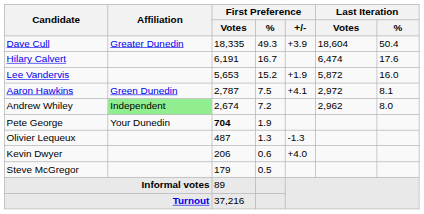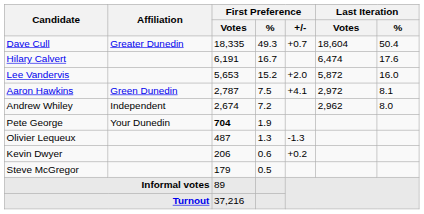(297, 43) +3.9 -> (297, 43) +0.7
(297, 75) +1.9 -> (297, 75) +2.0
(138, 106) lightgreen background -> (138, 106) no background
(297, 153) +4.0 -> (297, 153) +0.2
